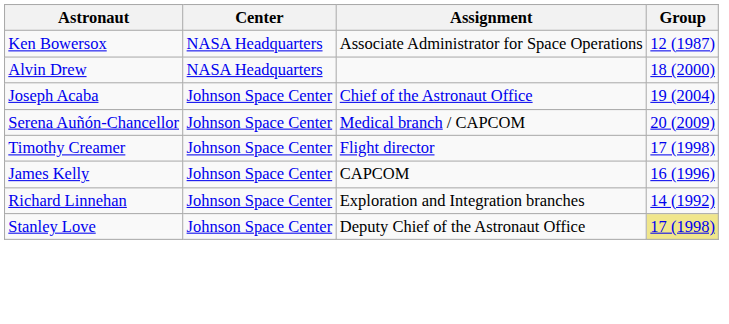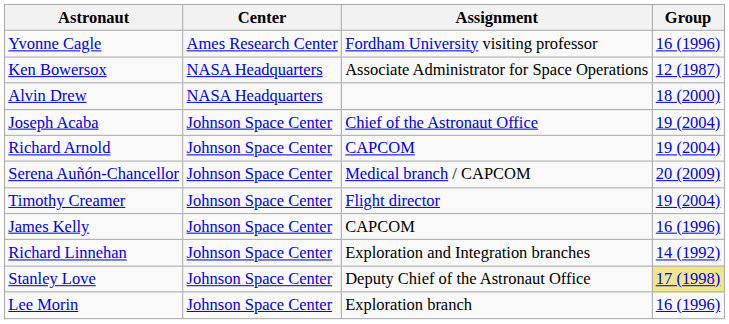+ row: (55, 43)
+ row: (59, 148)
(683, 148) 17 (1998) -> (688, 200) 19 (2004)
+ row: (43, 305)
